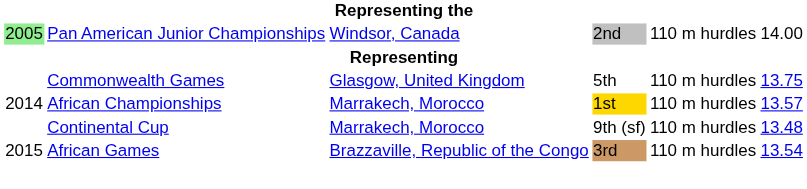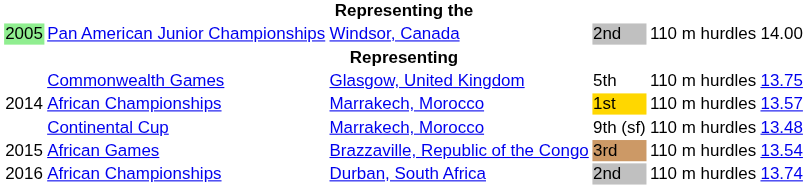+ row: (134, 173)
